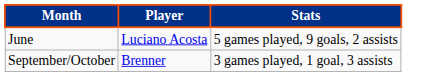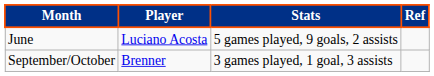+ column: (415, 16)
